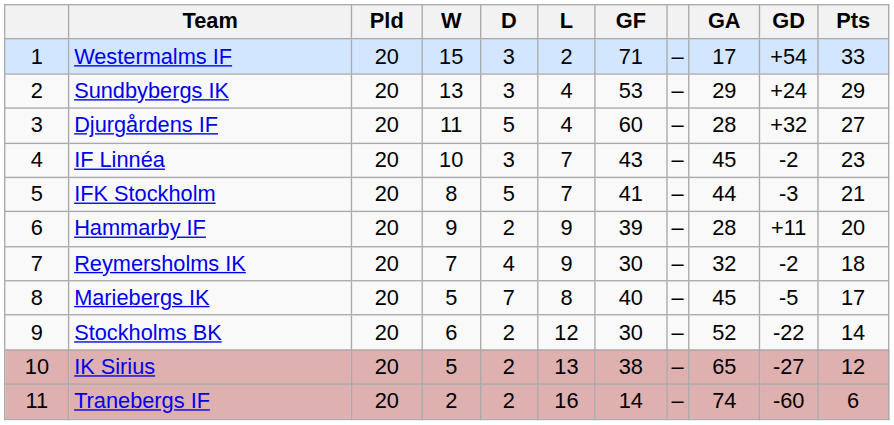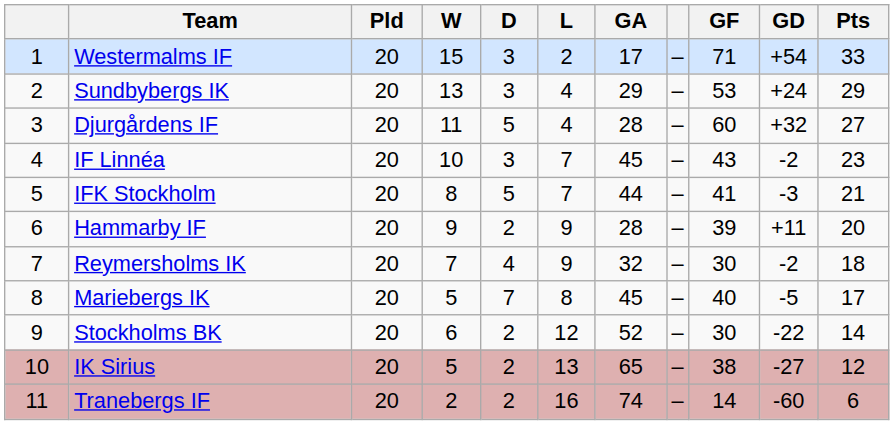columns swapped: (631, 21) <-> (724, 21)
